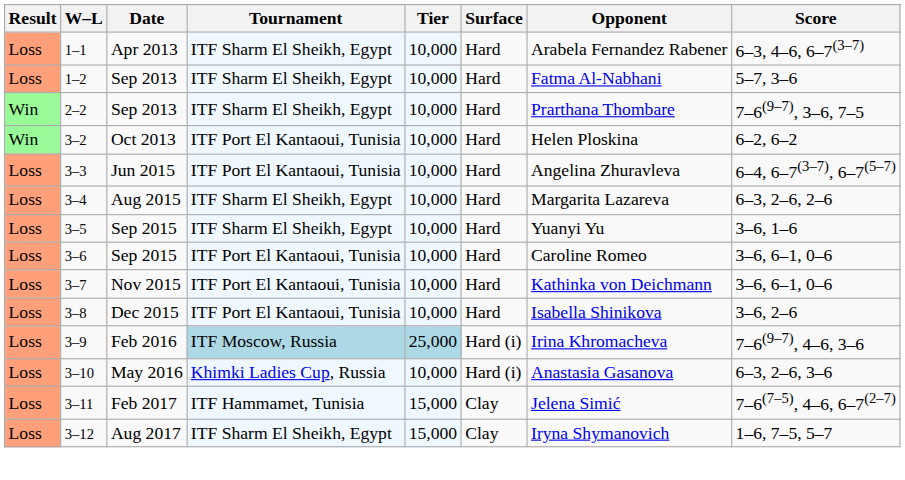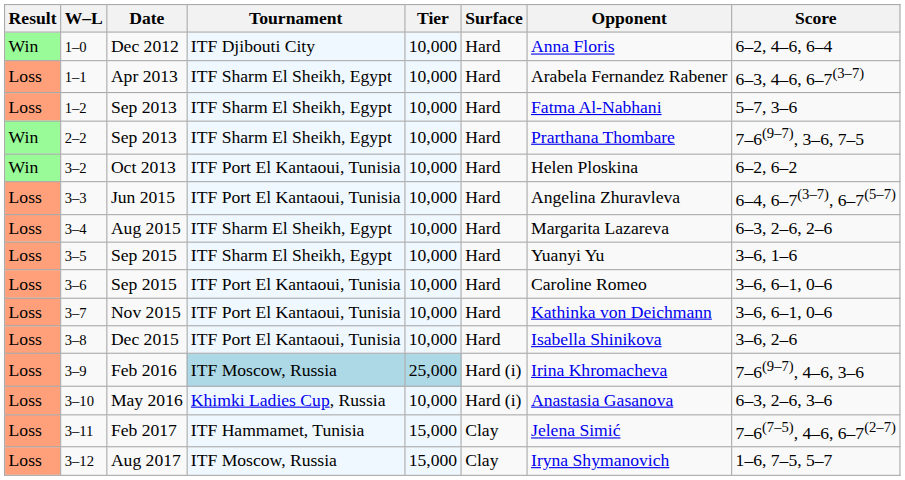+ row: (76, 47)
(291, 433) ITF Sharm El Sheikh, Egypt -> (264, 460) ITF Moscow, Russia
